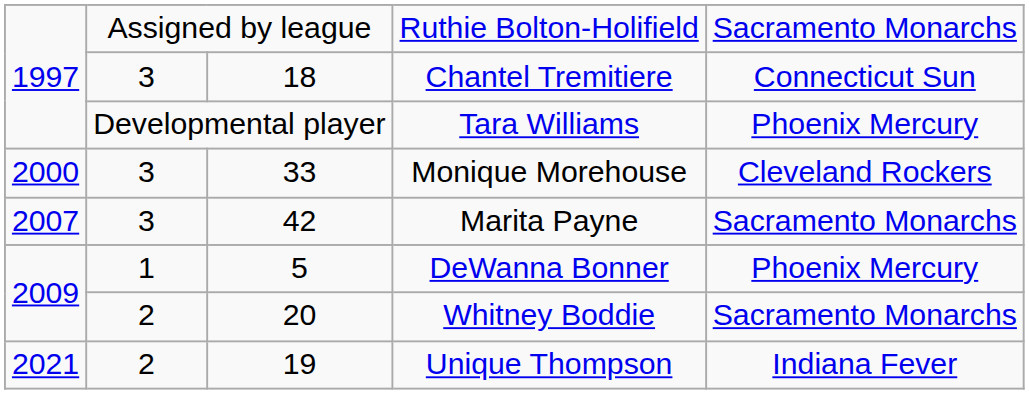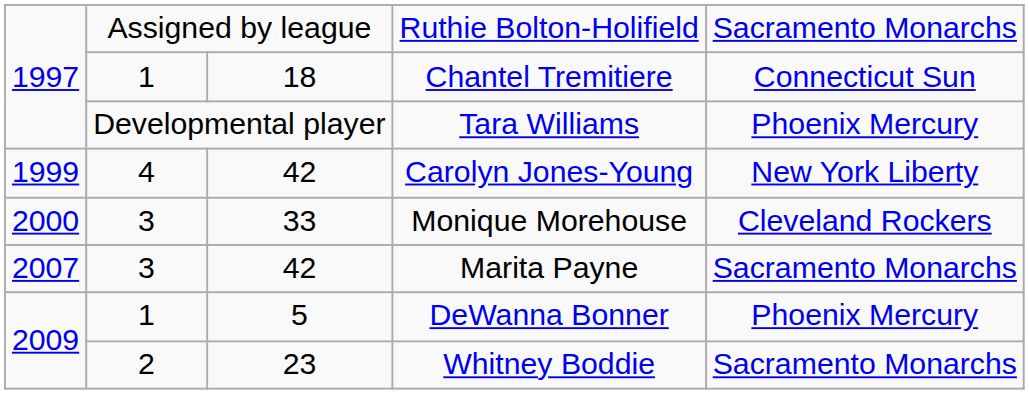(146, 76) 3 -> (146, 76) 1
+ row: (549, 172)
(300, 316) 20 -> (300, 364) 23
- row: (549, 364)
